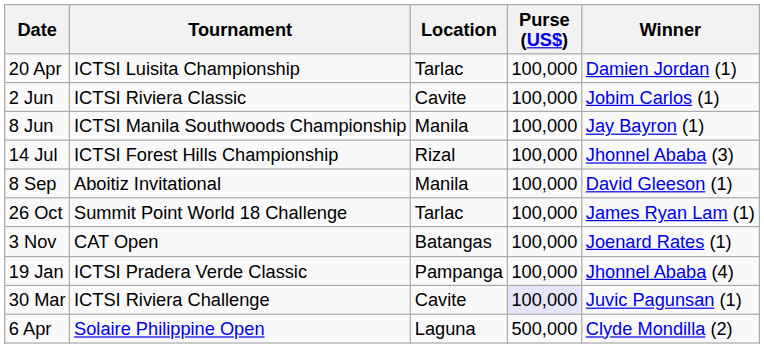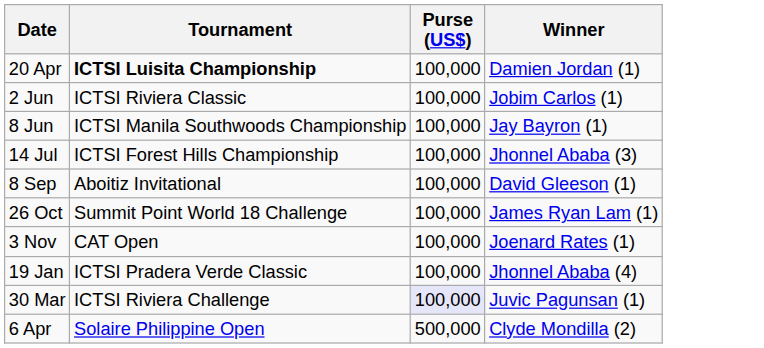- column: (459, 29)
(187, 69) normal -> (195, 69) bold
